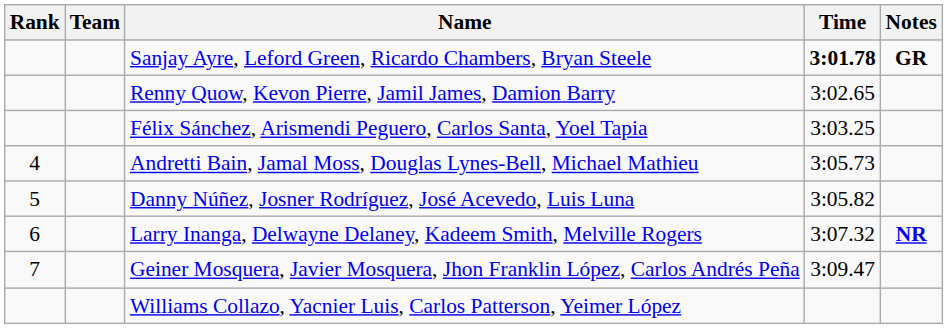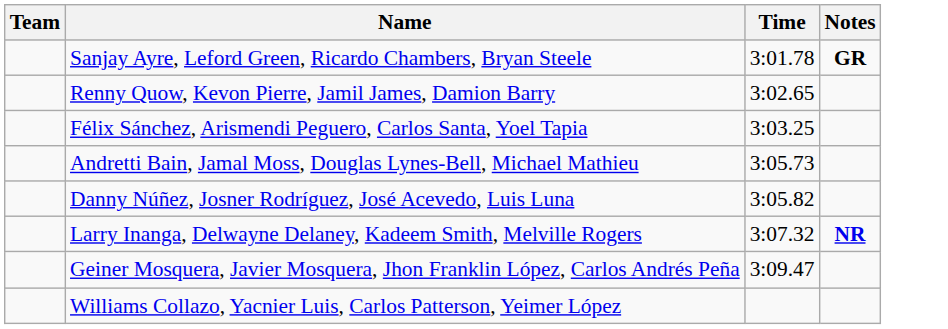- column: (35, 22)
(843, 57) bold -> (782, 57) normal
